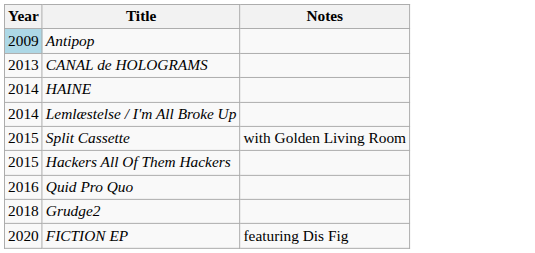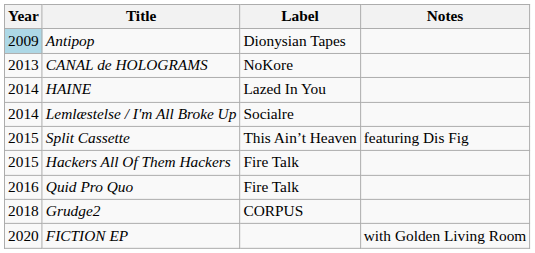+ column: (300, 16)
(325, 138) with Golden Living Room -> (416, 138) featuring Dis Fig
(296, 235) featuring Dis Fig -> (445, 235) with Golden Living Room
